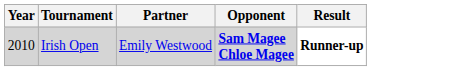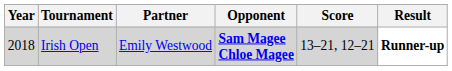+ column: (337, 16)
(21, 46) 2010 -> (21, 46) 2018
